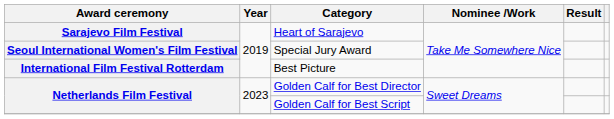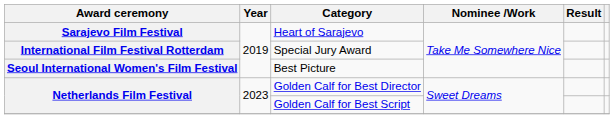(122, 50) Seoul International Women's Film Festival -> (122, 50) International Film Festival Rotterdam
(122, 68) International Film Festival Rotterdam -> (122, 68) Seoul International Women's Film Festival
